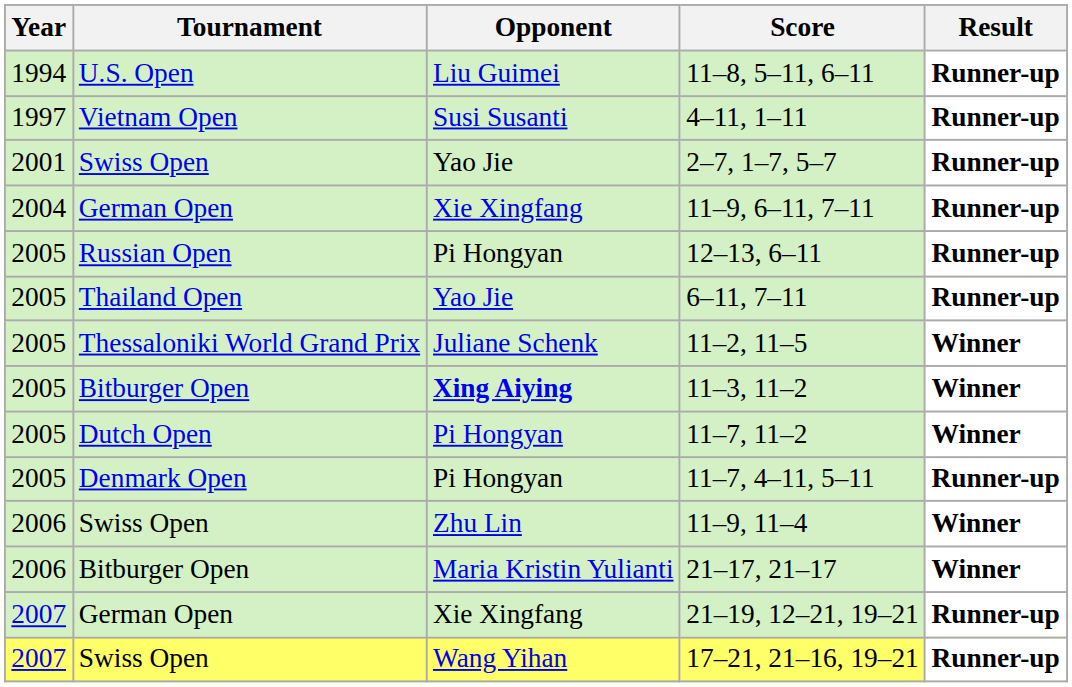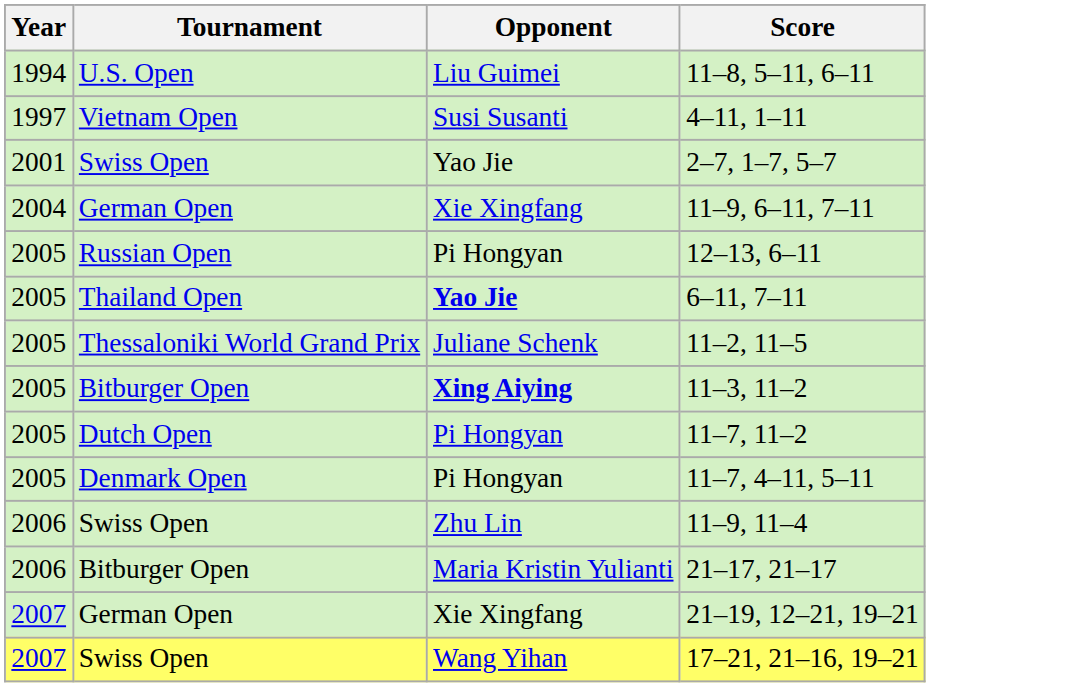- column: (996, 27)
(473, 298) normal -> (475, 298) bold
